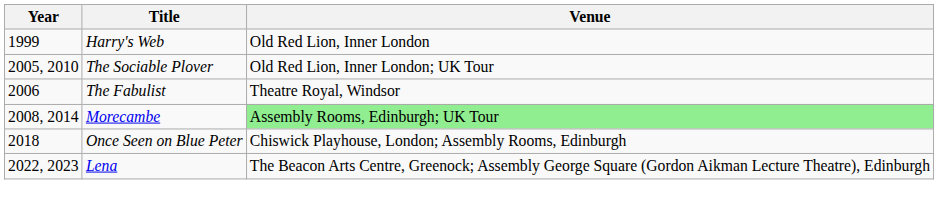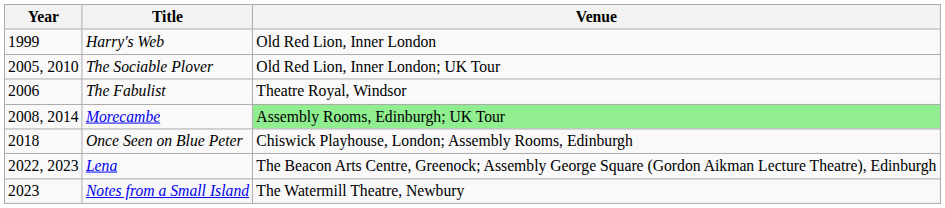+ row: (167, 191)
